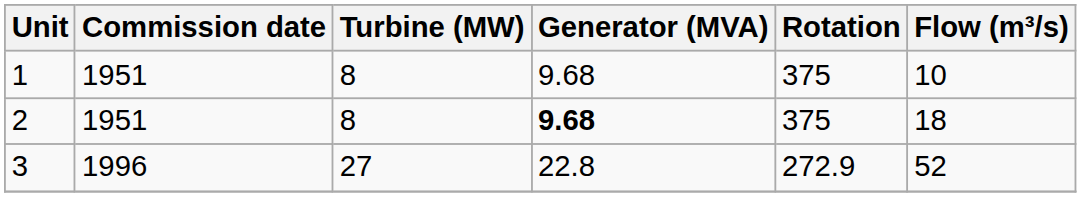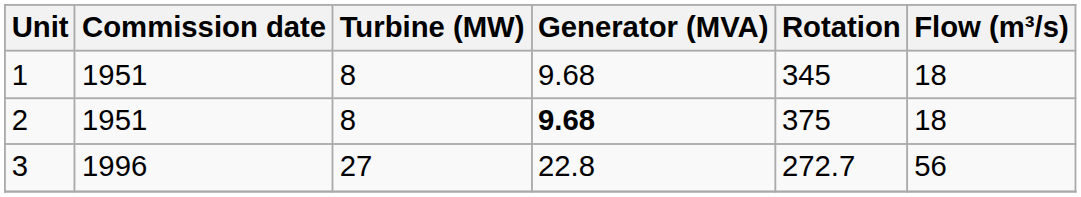(806, 74) 375 -> (806, 74) 345
(930, 74) 10 -> (930, 74) 18
(819, 167) 272.9 -> (819, 167) 272.7
(930, 167) 52 -> (930, 167) 56
